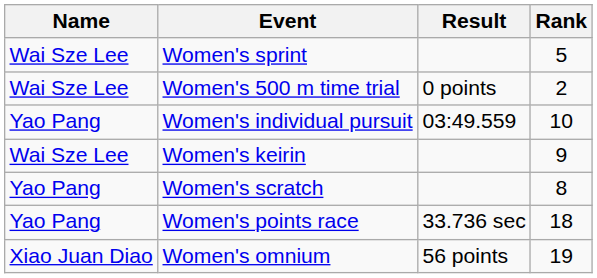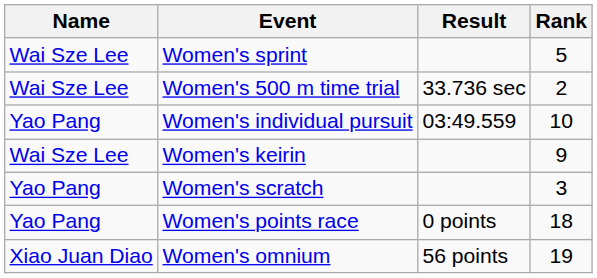(459, 88) 0 points -> (474, 88) 33.736 sec
(561, 188) 8 -> (561, 188) 3
(474, 222) 33.736 sec -> (459, 222) 0 points
